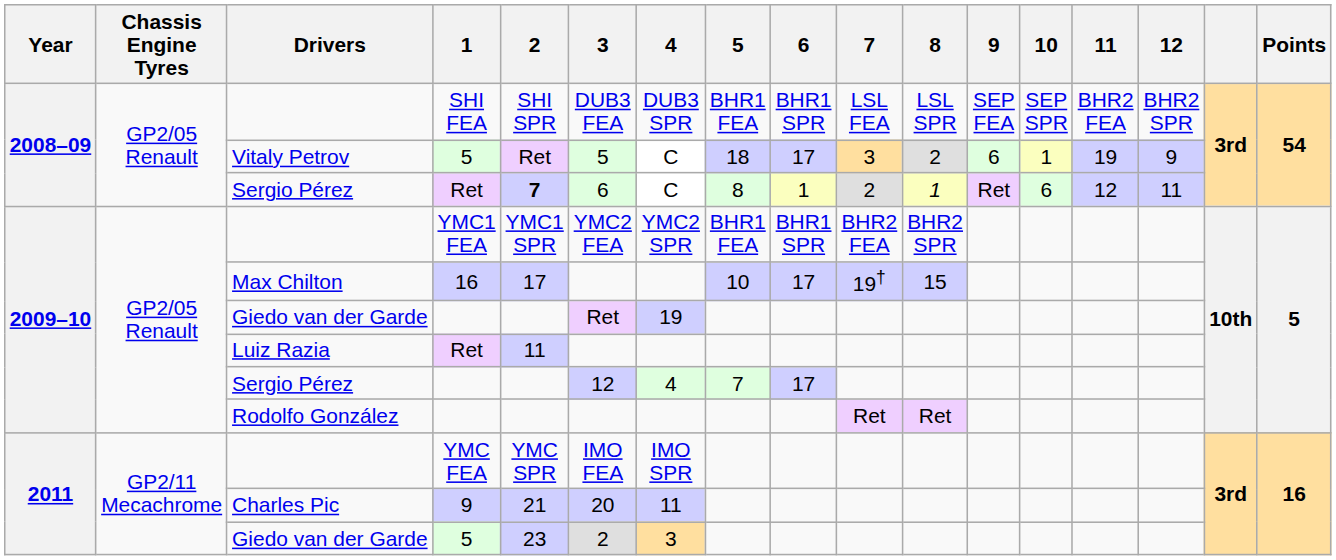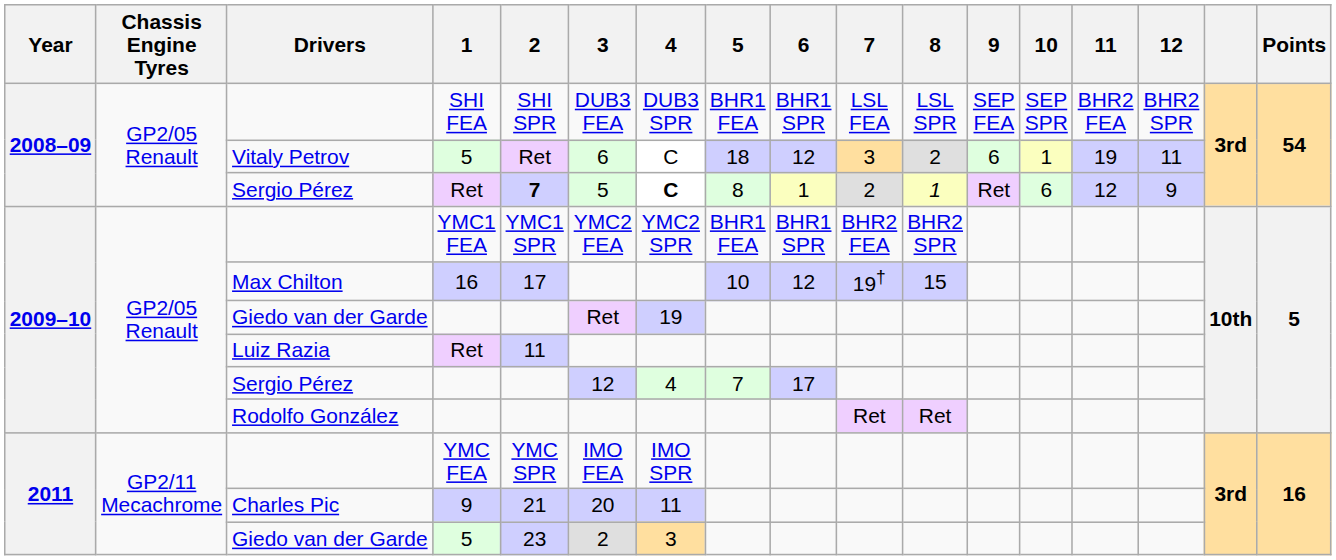(603, 156) 5 -> (603, 156) 6
(804, 156) 17 -> (804, 156) 12
(1171, 156) 9 -> (1171, 156) 11
(603, 189) 6 -> (603, 189) 5
(671, 189) normal -> (671, 189) bold
(1171, 189) 11 -> (1171, 189) 9
(804, 281) 17 -> (804, 281) 12
